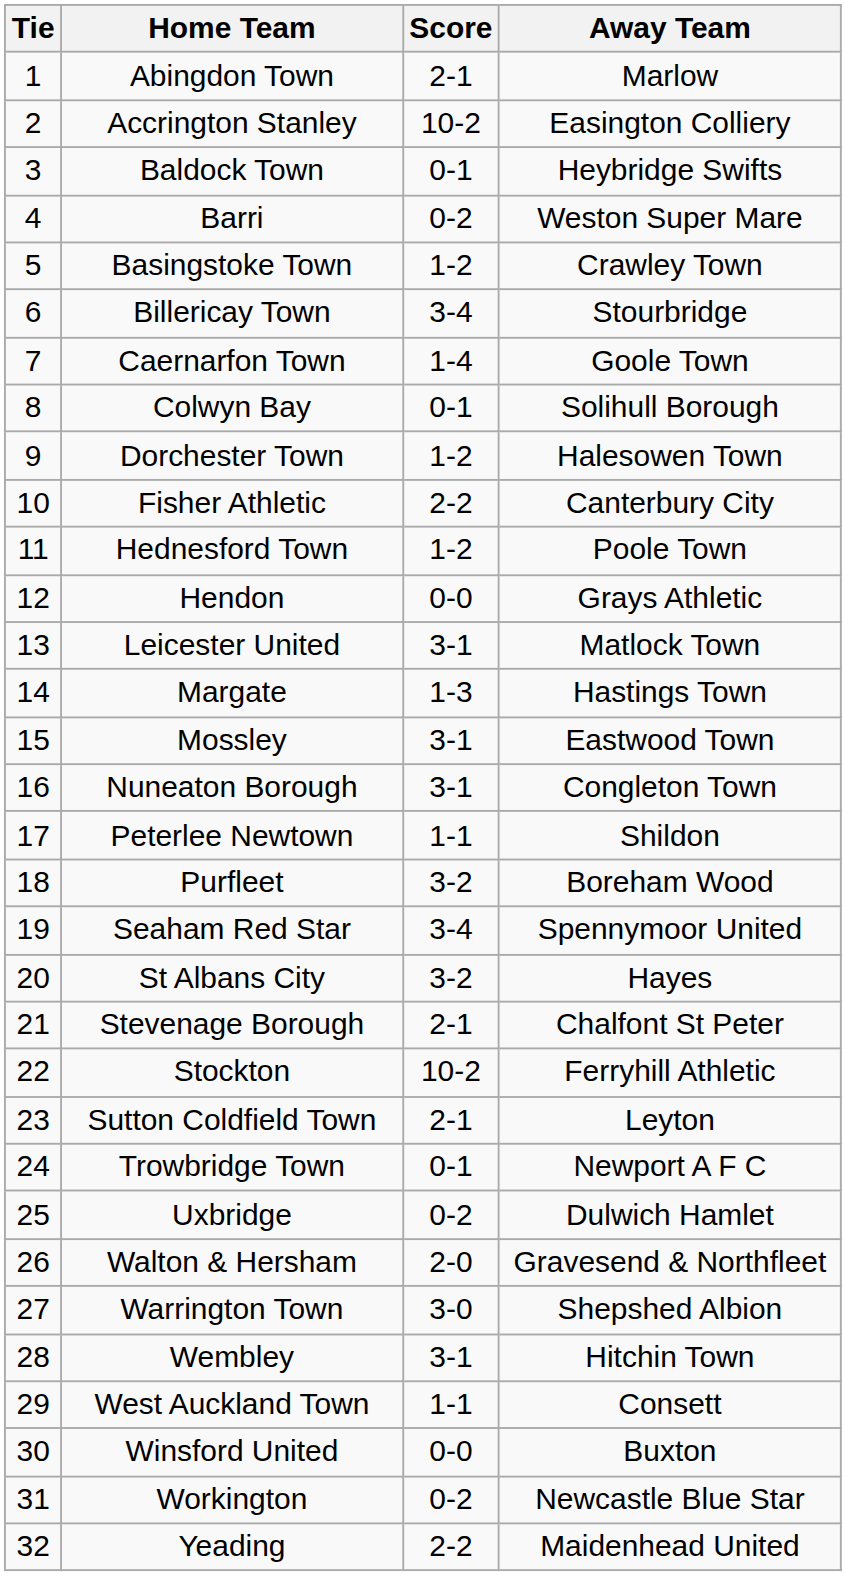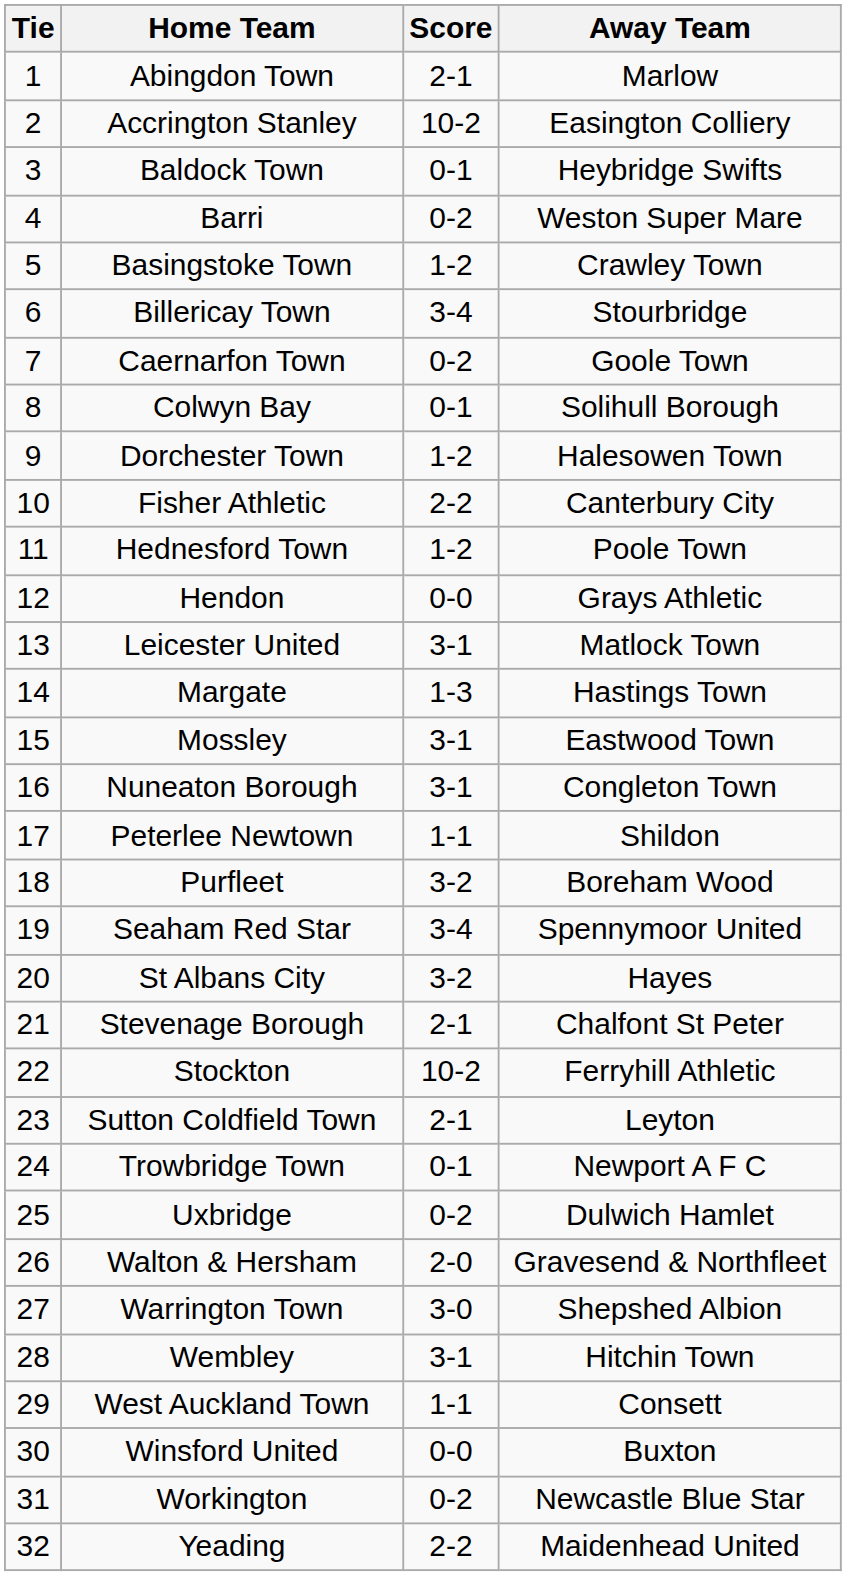(451, 360) 1-4 -> (451, 360) 0-2
